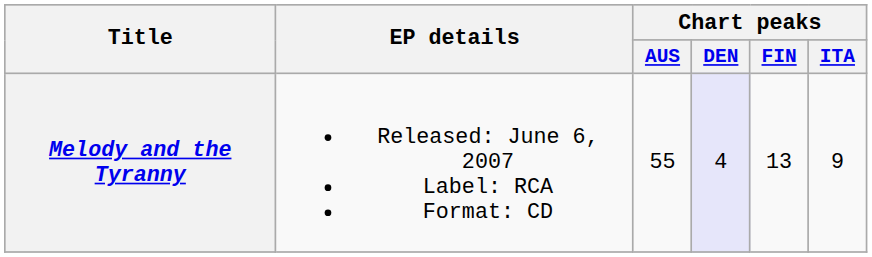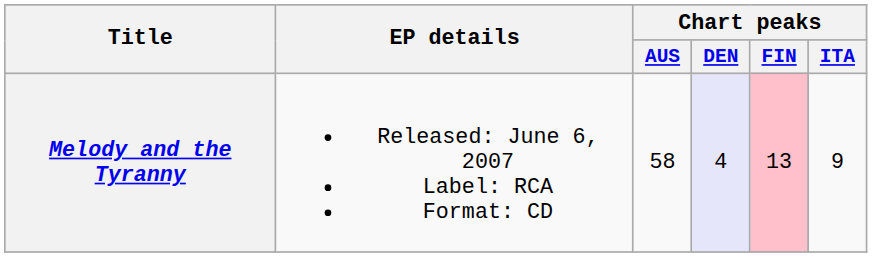(663, 163) 55 -> (663, 163) 58
(779, 163) no background -> (779, 163) pink background
